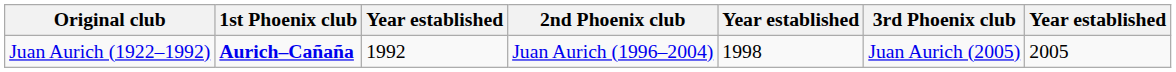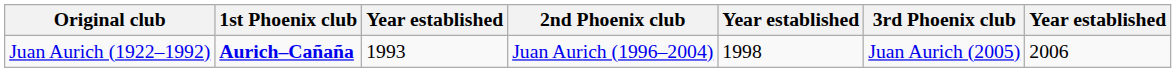(386, 51) 1992 -> (386, 51) 1993
(1049, 51) 2005 -> (1049, 51) 2006
